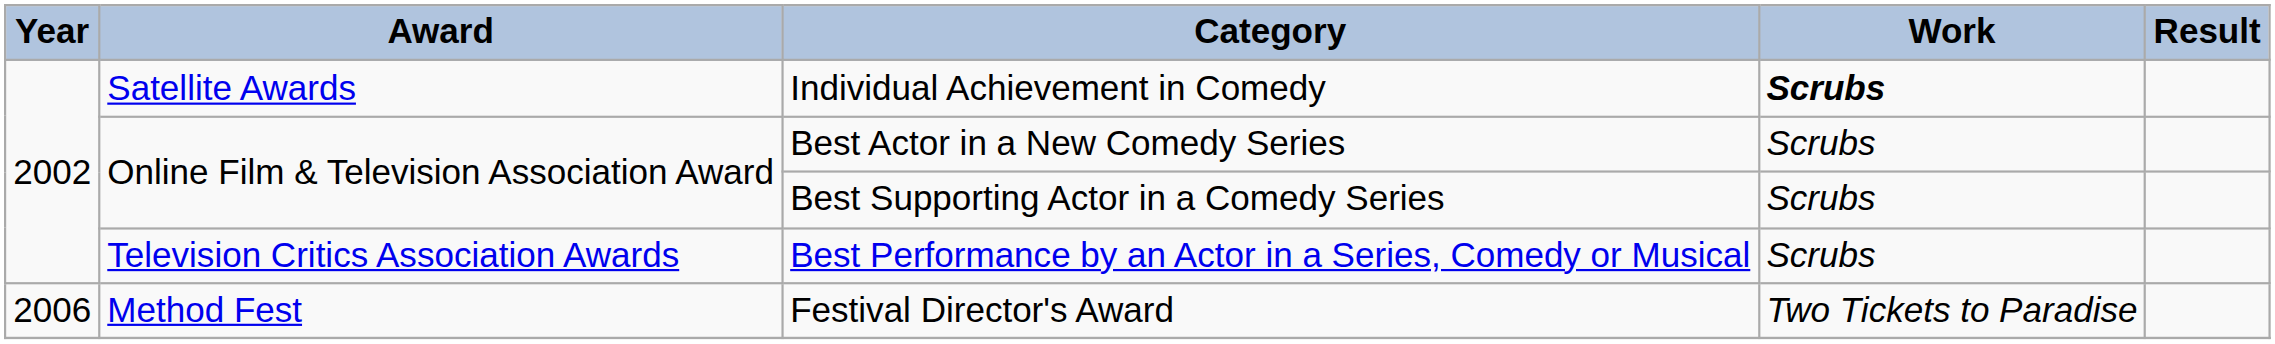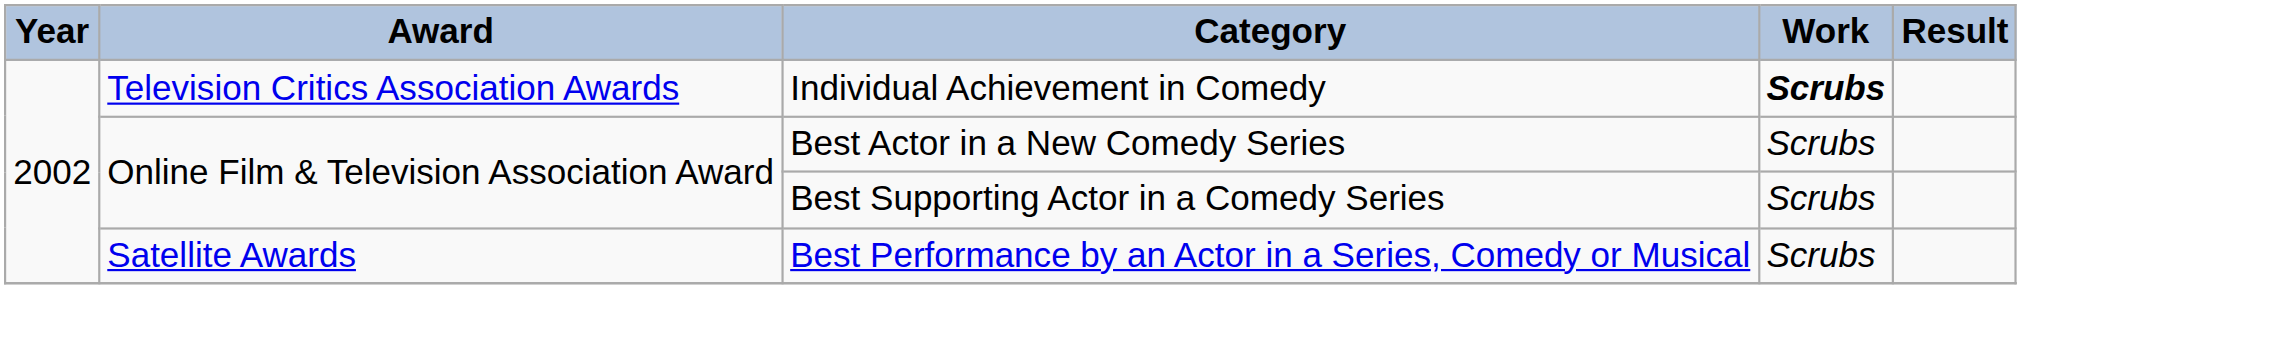(232, 87) Satellite Awards -> (393, 87) Television Critics Association Awards
(393, 254) Television Critics Association Awards -> (232, 254) Satellite Awards
- row: (982, 310)
